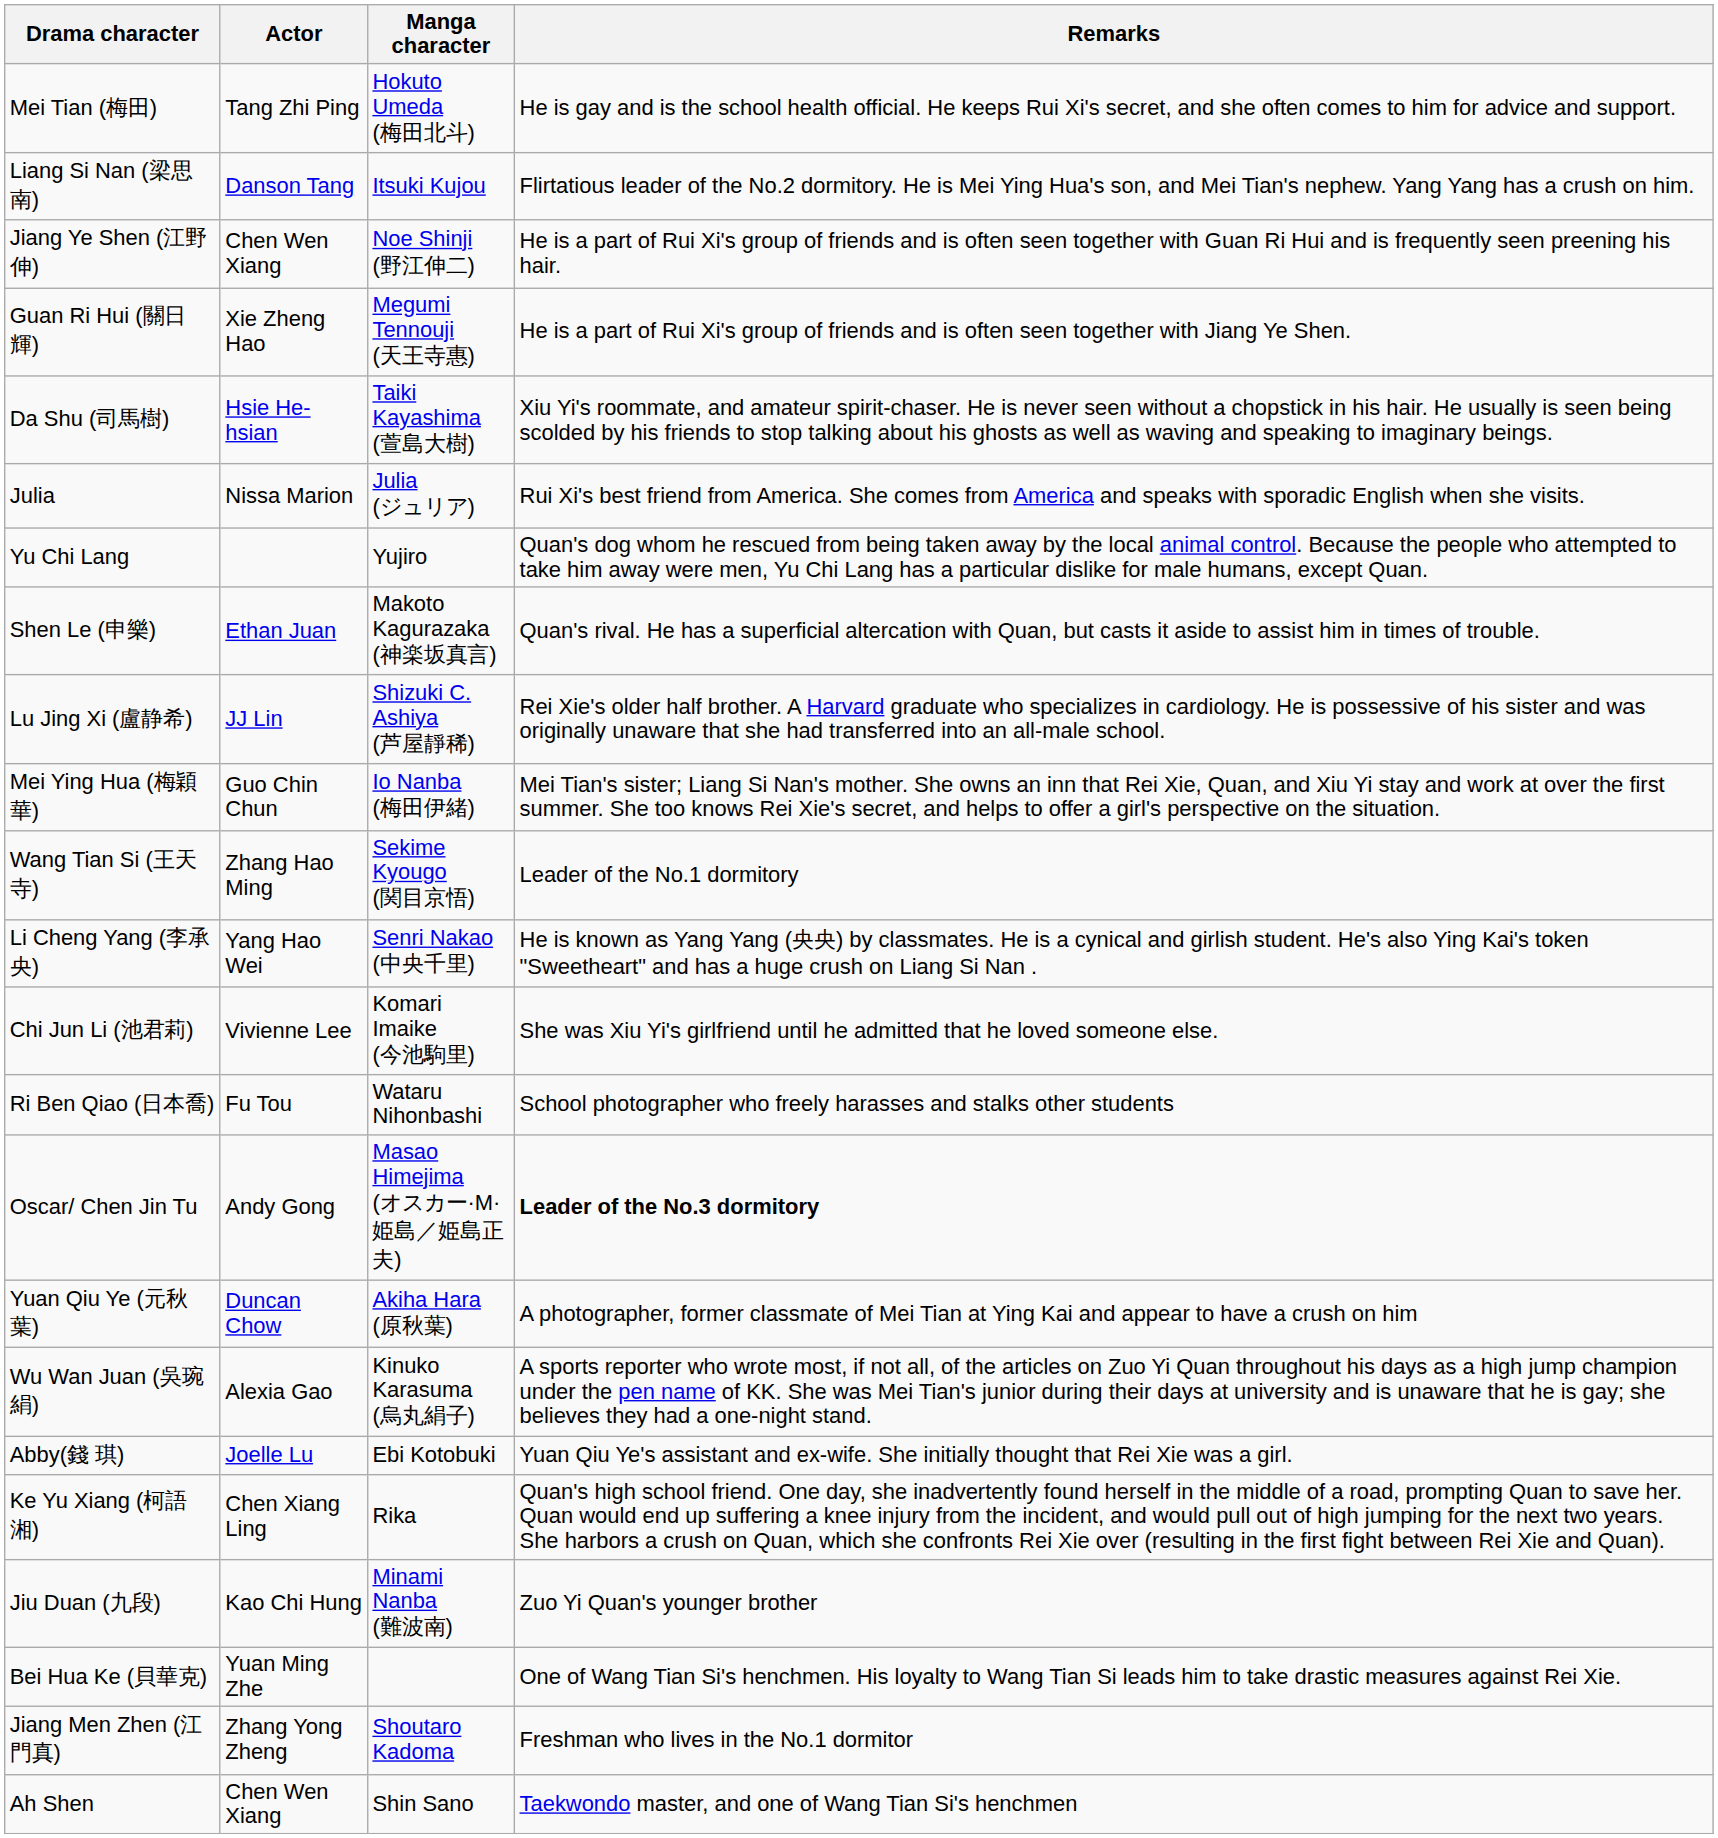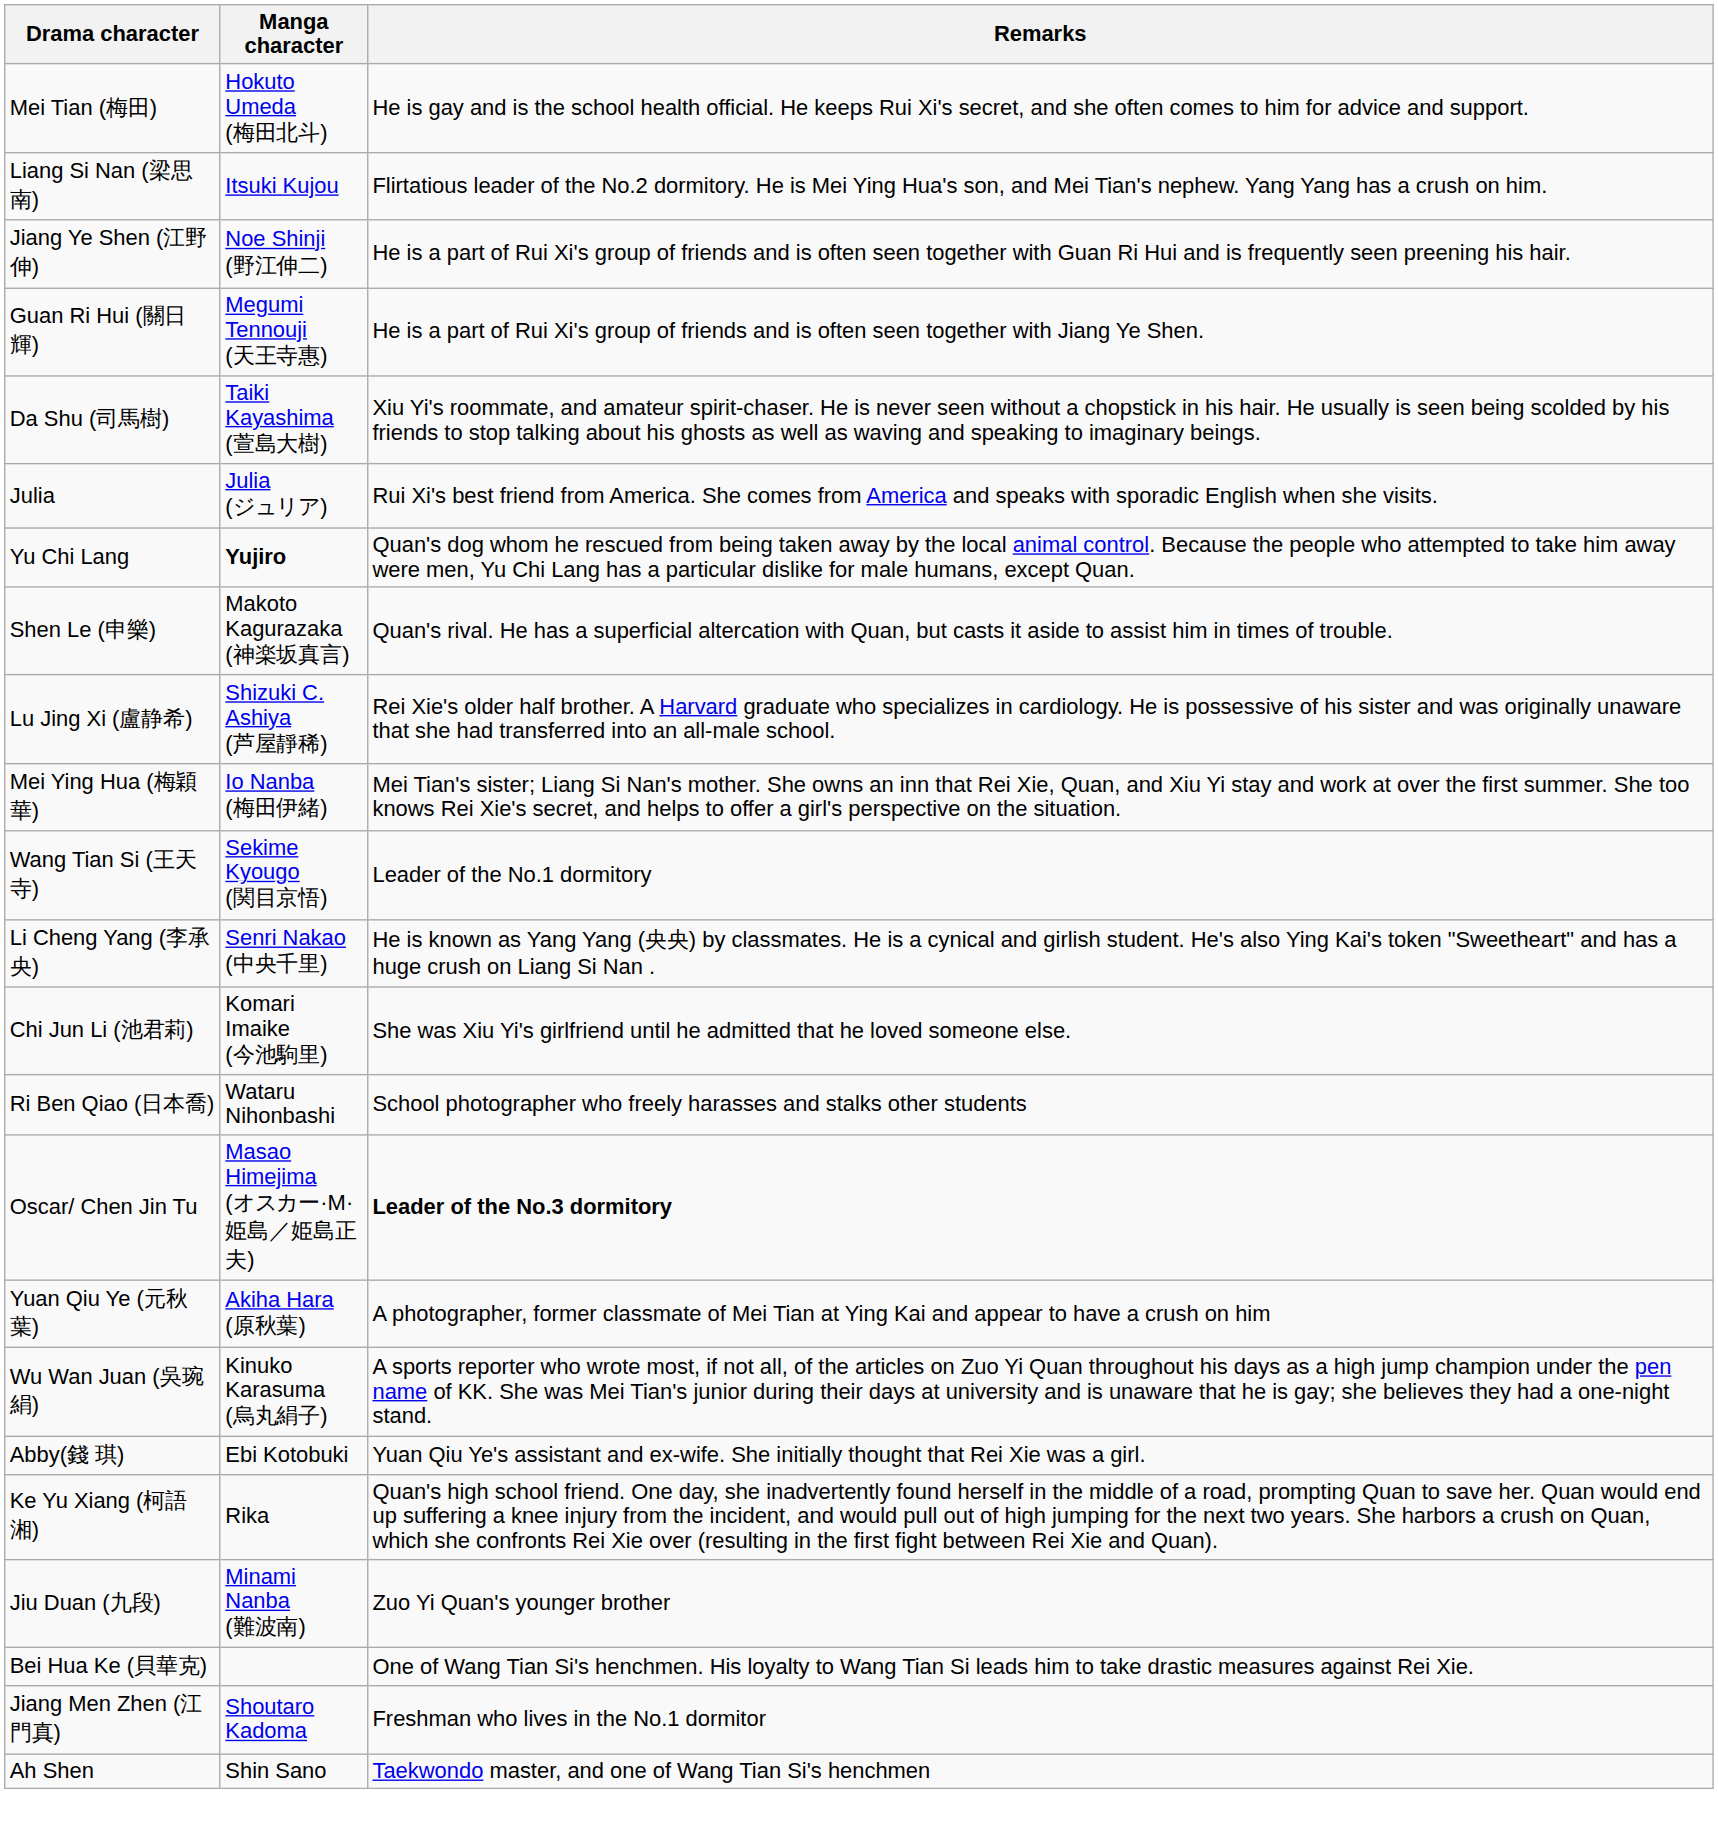- column: (294, 34)
(400, 557) normal -> (256, 557) bold
